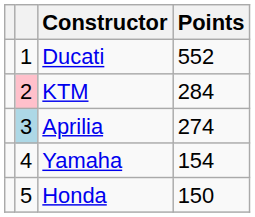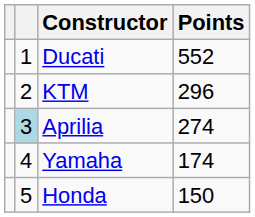(26, 92) pink background -> (26, 92) no background
(196, 92) 284 -> (196, 92) 296
(196, 161) 154 -> (196, 161) 174
